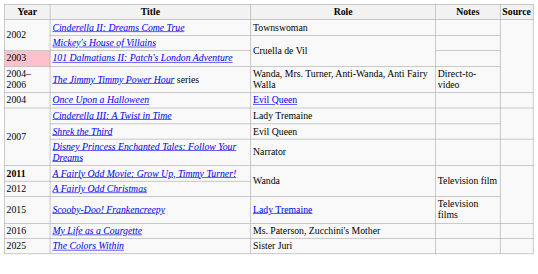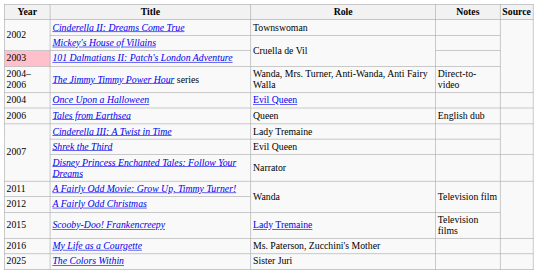+ row: (92, 116)
(16, 173) bold -> (16, 188) normal
